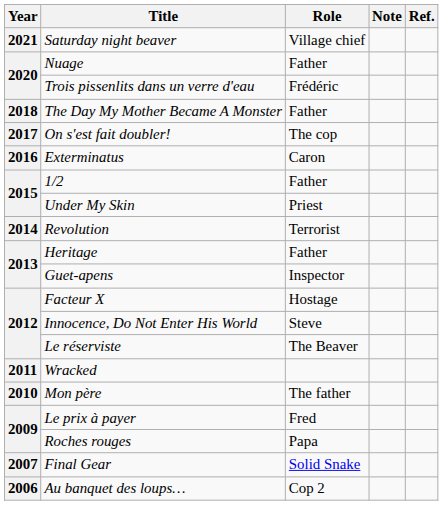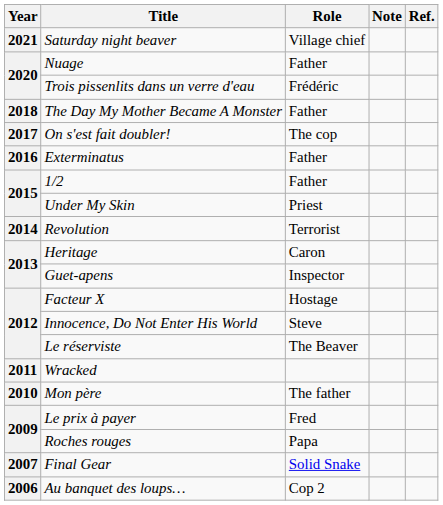(307, 157) Caron -> (308, 157) Father
(308, 252) Father -> (307, 252) Caron
